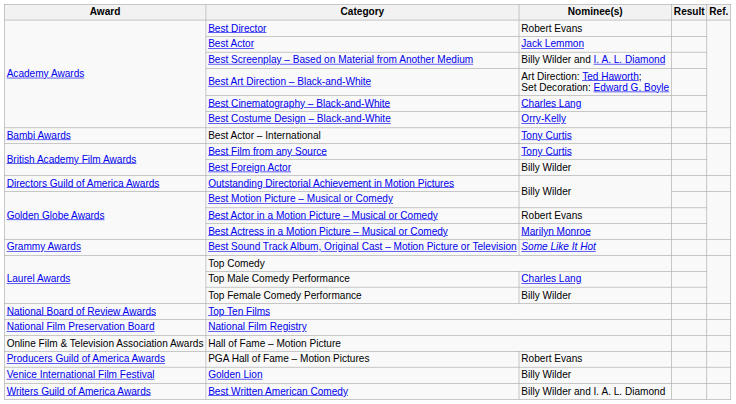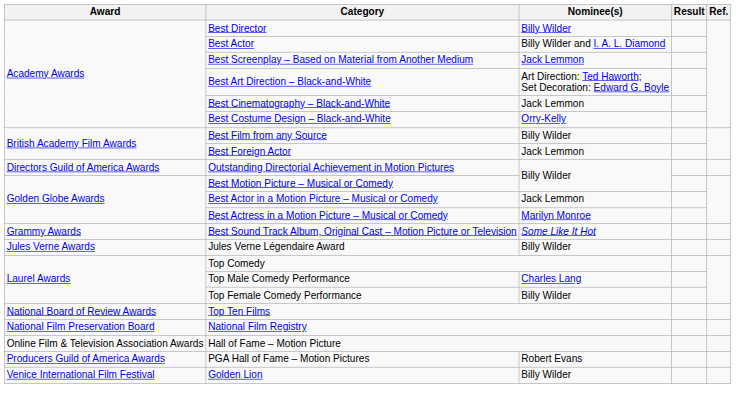(552, 28) Robert Evans -> (546, 28) Billy Wilder
(553, 44) Jack Lemmon -> (593, 44) Billy Wilder and I. A. L. Diamond
(593, 60) Billy Wilder and I. A. L. Diamond -> (553, 60) Jack Lemmon
(551, 103) Charles Lang -> (553, 103) Jack Lemmon
- row: (264, 135)
(547, 151) Tony Curtis -> (546, 135) Billy Wilder
(546, 167) Billy Wilder -> (553, 151) Jack Lemmon
(552, 215) Robert Evans -> (553, 199) Jack Lemmon
+ row: (276, 247)
- row: (278, 391)
